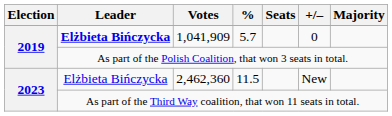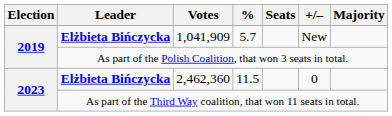(314, 36) 0 -> (314, 36) New
(115, 79) normal -> (115, 79) bold
(314, 79) New -> (314, 79) 0
